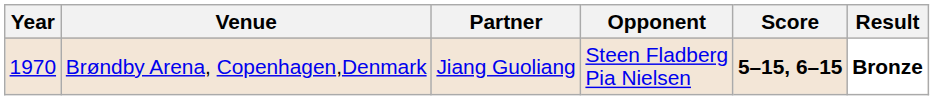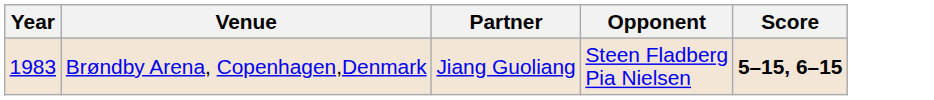- column: (887, 22)
(33, 66) 1970 -> (33, 66) 1983
